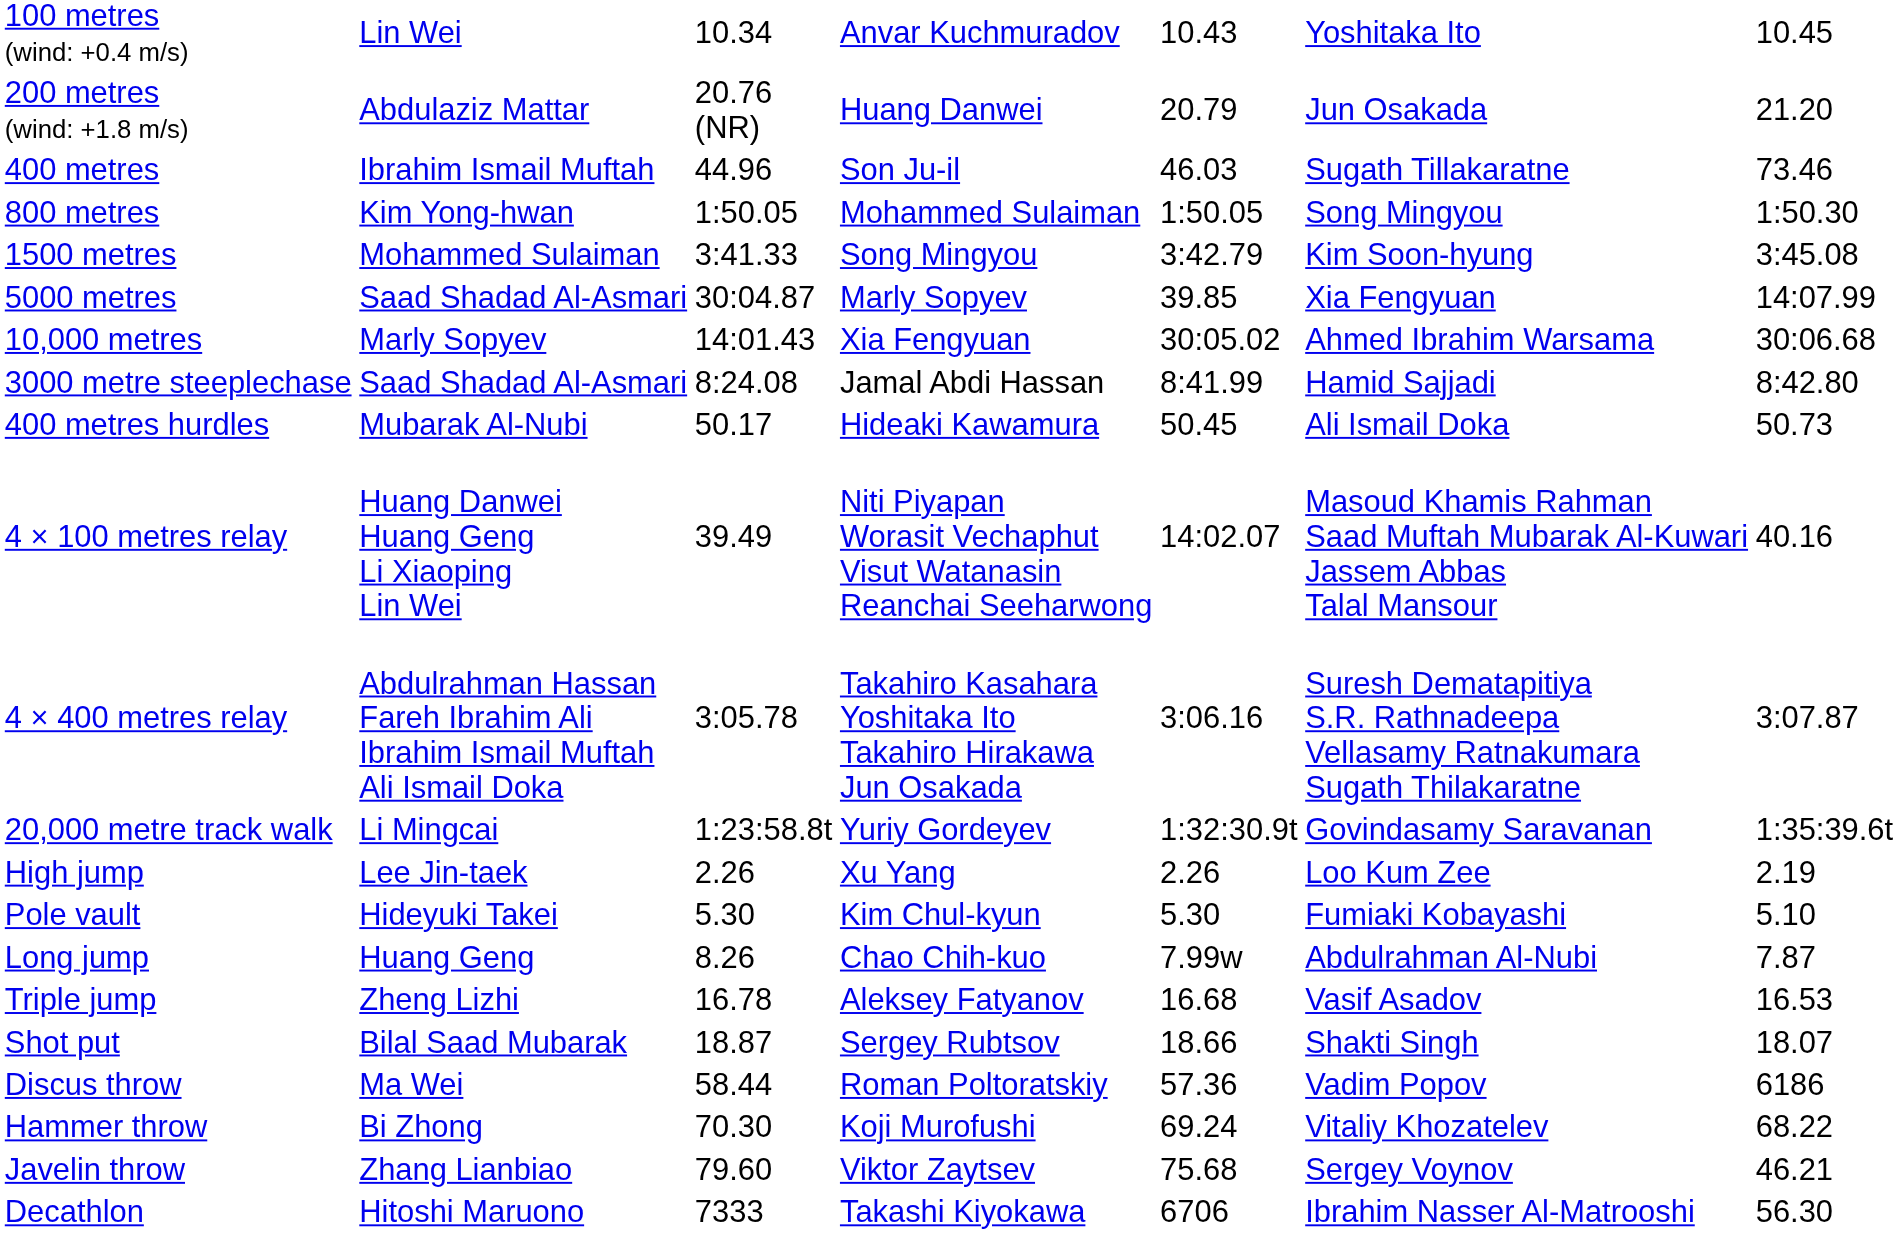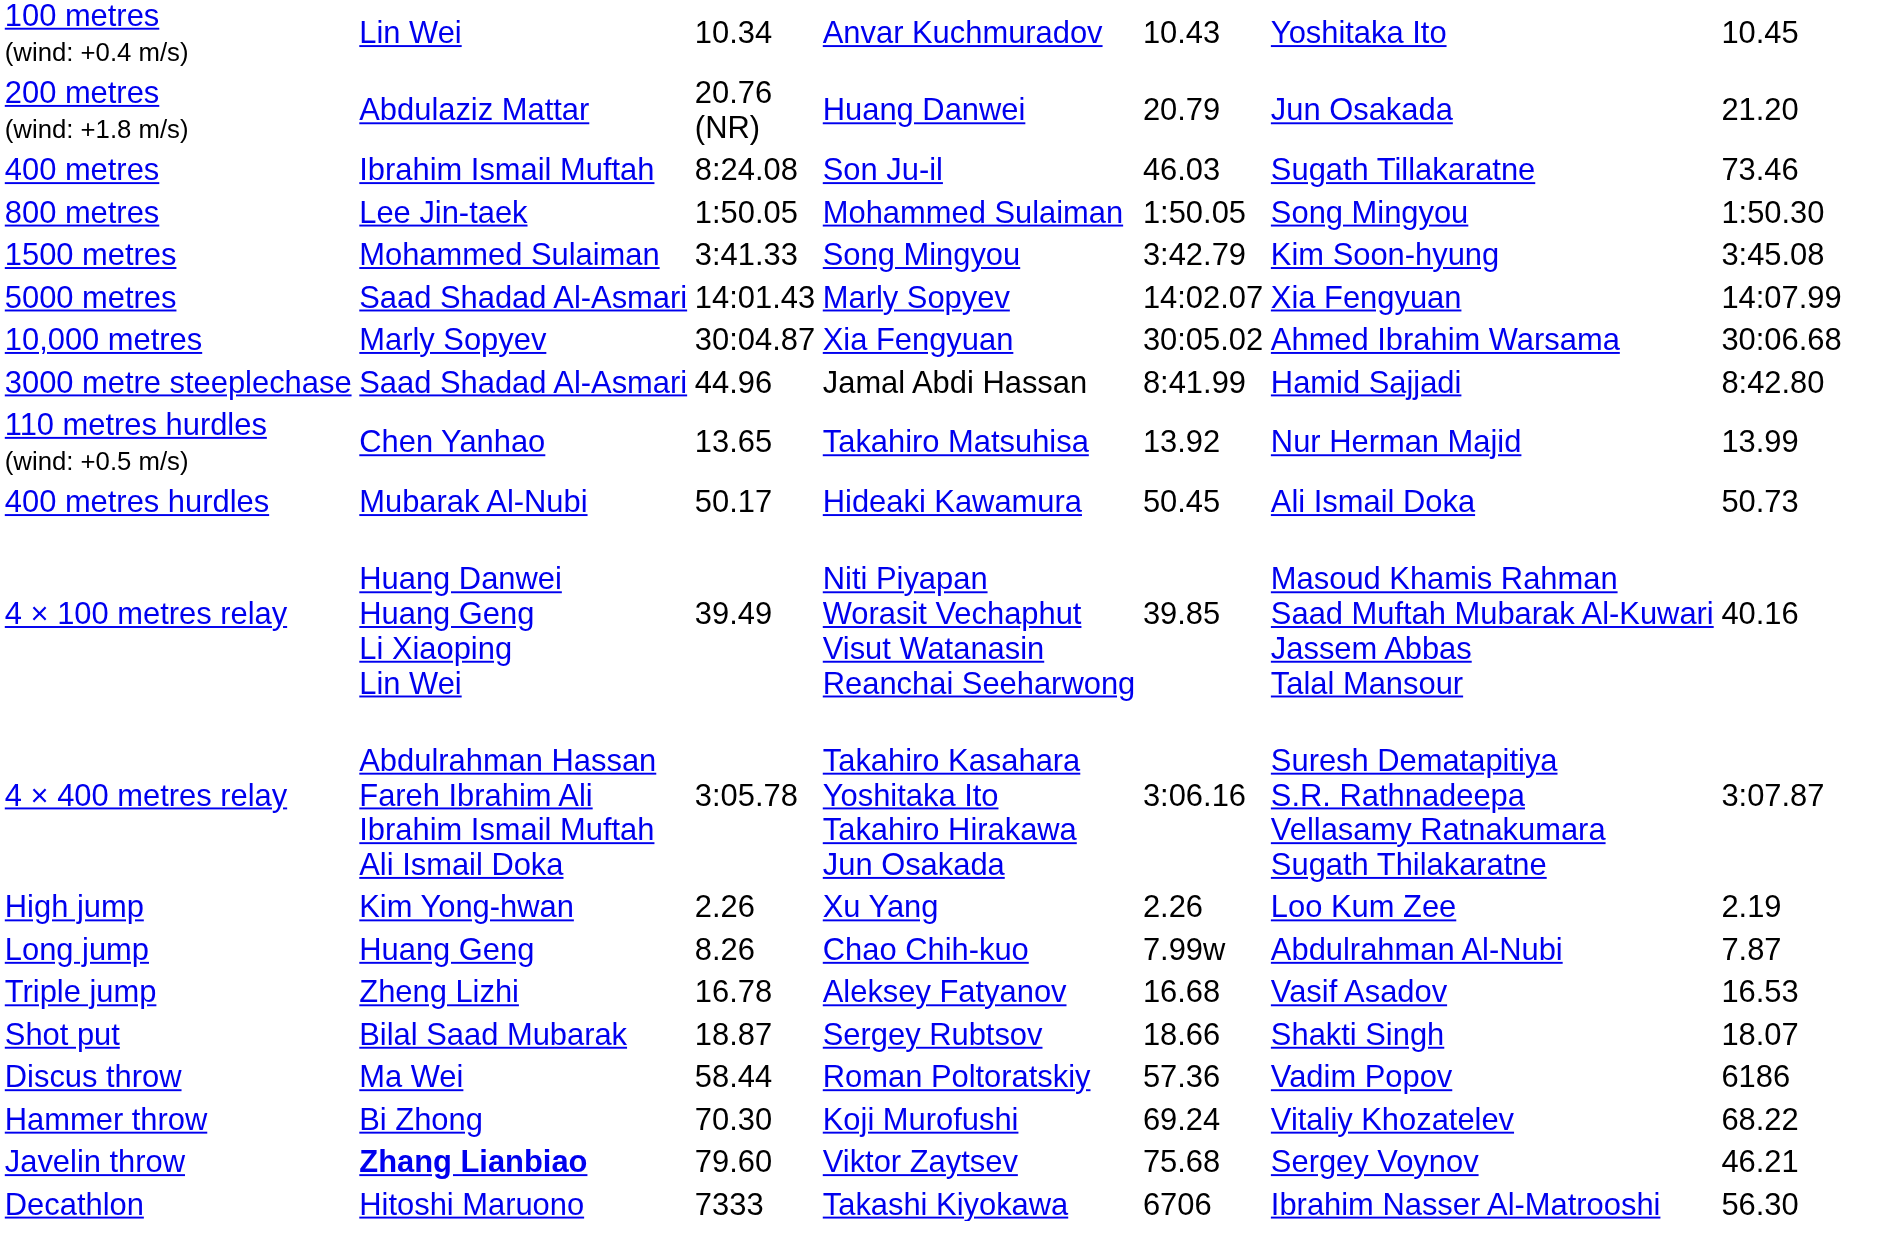(734, 170) 44.96 -> (746, 170) 8:24.08
(467, 212) Kim Yong-hwan -> (443, 212) Lee Jin-taek
(755, 297) 30:04.87 -> (755, 297) 14:01.43
(1199, 297) 39.85 -> (1203, 297) 14:02.07
(755, 339) 14:01.43 -> (755, 339) 30:04.87
(746, 382) 8:24.08 -> (734, 382) 44.96
+ row: (136, 442)
(1220, 536) 14:02.07 -> (1182, 613) 39.85
- row: (169, 830)
(443, 872) Lee Jin-taek -> (467, 907) Kim Yong-hwan
- row: (73, 915)
(466, 1169) normal -> (473, 1162) bold
